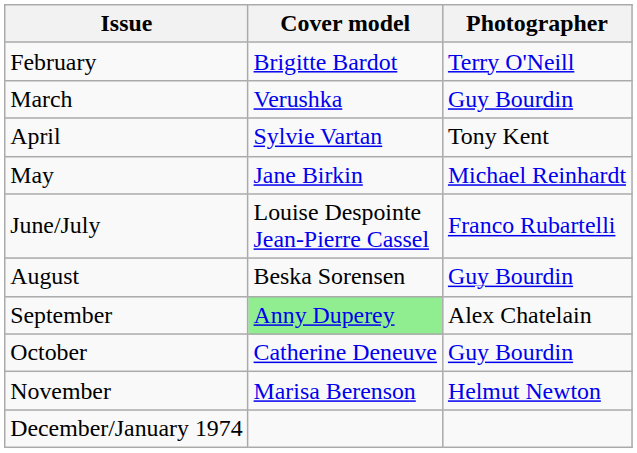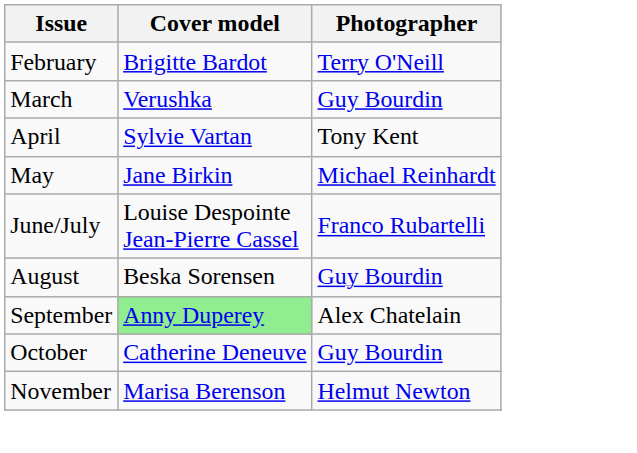- row: (126, 428)
